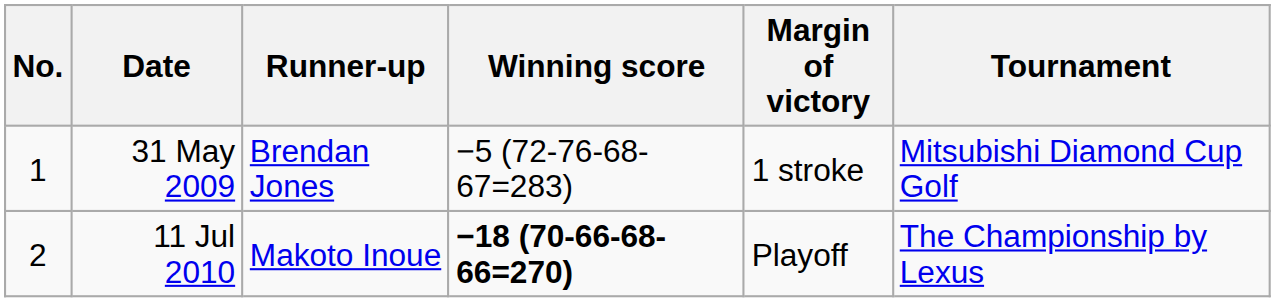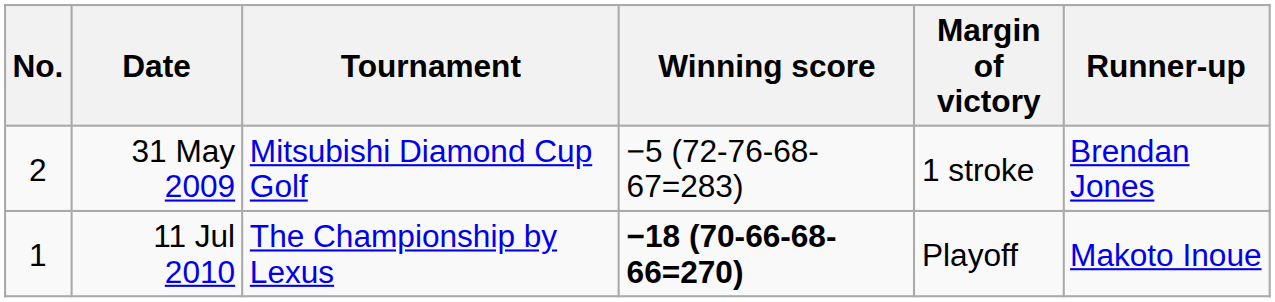columns swapped: (1081, 66) <-> (346, 66)
(38, 169) 1 -> (38, 169) 2
(38, 254) 2 -> (38, 254) 1
